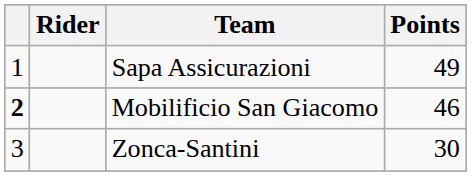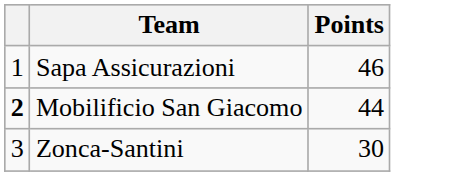- column: (68, 25)
(447, 66) 49 -> (371, 66) 46
(447, 107) 46 -> (371, 107) 44
